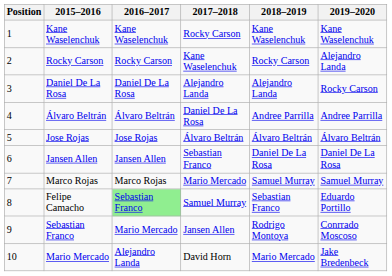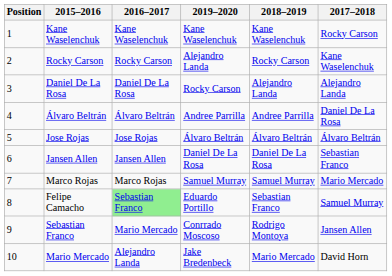columns swapped: (215, 12) <-> (352, 12)
